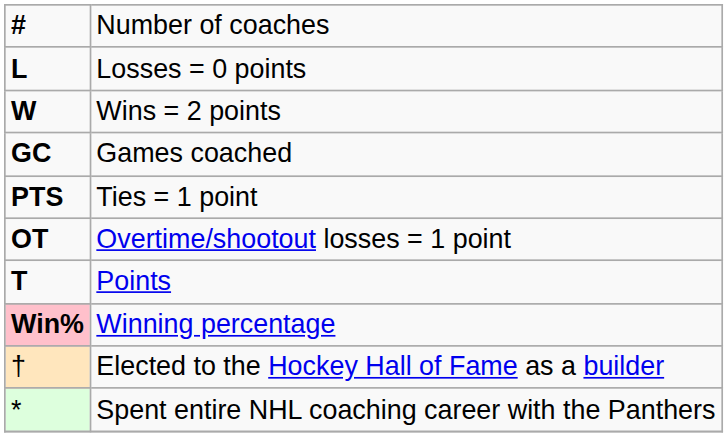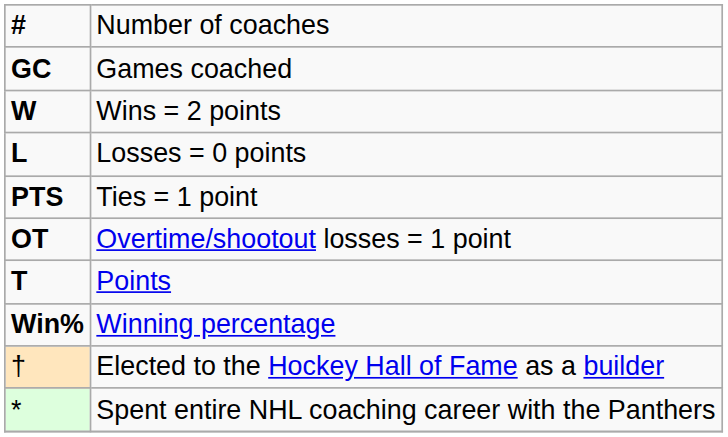rows swapped: (194, 153) <-> (201, 68)
(47, 324) pink background -> (47, 324) no background
